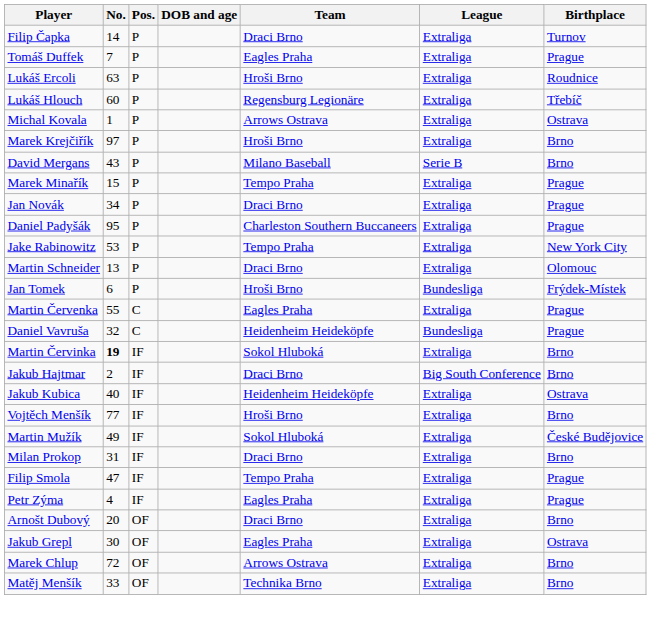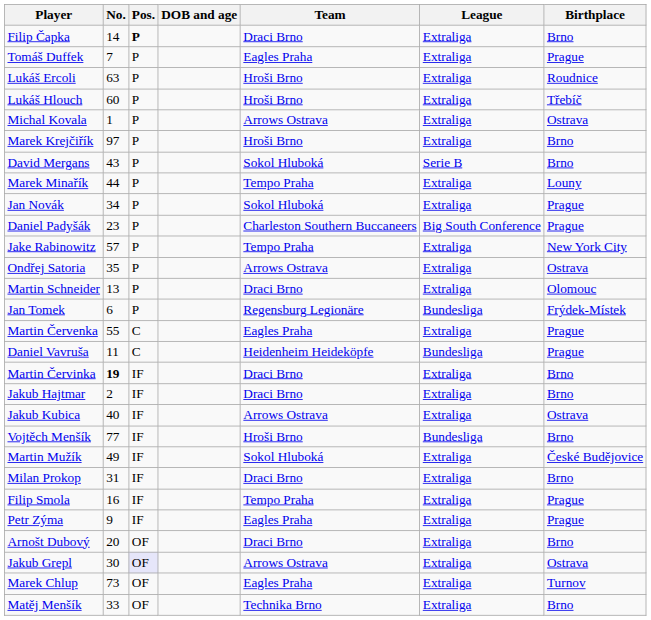(136, 36) normal -> (136, 36) bold
(566, 36) Turnov -> (560, 36) Brno
(304, 99) Regensburg Legionäre -> (273, 99) Hroši Brno
(287, 162) Milano Baseball -> (283, 162) Sokol Hluboká
(113, 183) 15 -> (113, 183) 44
(565, 183) Prague -> (564, 183) Louny
(273, 204) Draci Brno -> (283, 204) Sokol Hluboká
(113, 225) 95 -> (113, 225) 23
(447, 225) Extraliga -> (482, 225) Big South Conference
(113, 246) 53 -> (113, 246) 57
+ row: (46, 267)
(273, 288) Hroši Brno -> (304, 309) Regensburg Legionäre
(113, 330) 32 -> (113, 352) 11
(283, 352) Sokol Hluboká -> (273, 373) Draci Brno
(482, 373) Big South Conference -> (447, 394) Extraliga
(308, 394) Heidenheim Heideköpfe -> (286, 415) Arrows Ostrava
(447, 415) Extraliga -> (453, 436) Bundesliga
(113, 478) 47 -> (113, 499) 16
(109, 499) 4 -> (109, 520) 9
(140, 541) no background -> (140, 562) lavender background
(278, 541) Eagles Praha -> (286, 562) Arrows Ostrava
(113, 562) 72 -> (113, 583) 73
(286, 562) Arrows Ostrava -> (278, 583) Eagles Praha
(560, 562) Brno -> (566, 583) Turnov
